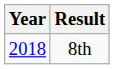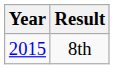(27, 48) 2018 -> (27, 48) 2015
